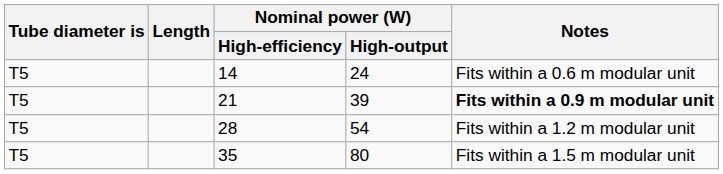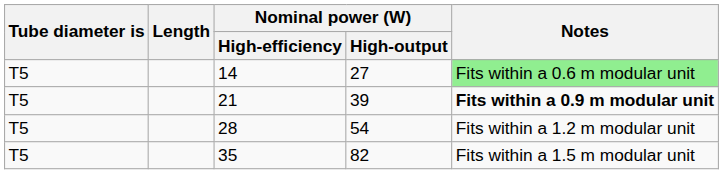(360, 73) 24 -> (360, 73) 27
(575, 73) no background -> (575, 73) lightgreen background
(360, 155) 80 -> (360, 155) 82
